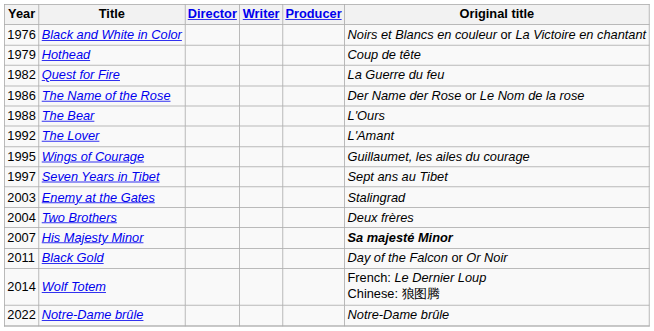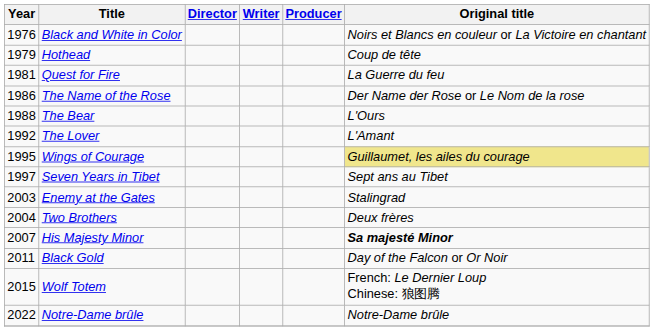(22, 75) 1982 -> (22, 75) 1981
(439, 156) no background -> (439, 156) khaki background
(22, 286) 2014 -> (22, 286) 2015
